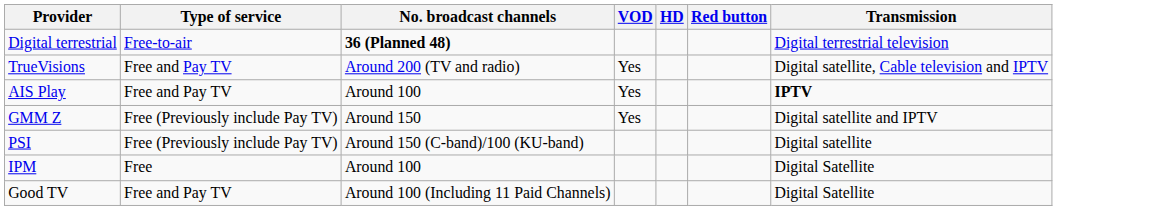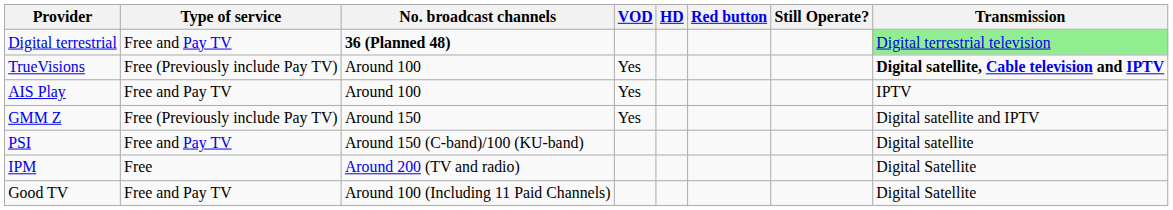+ column: (822, 17)
(158, 42) Free-to-air -> (178, 42) Free and Pay TV
(862, 42) no background -> (963, 42) lightgreen background
(178, 67) Free and Pay TV -> (231, 67) Free (Previously include Pay TV)
(432, 67) Around 200 (TV and radio) -> (383, 67) Around 100
(911, 67) normal -> (1020, 67) bold
(793, 92) bold -> (894, 92) normal
(231, 142) Free (Previously include Pay TV) -> (178, 142) Free and Pay TV
(383, 167) Around 100 -> (432, 167) Around 200 (TV and radio)
